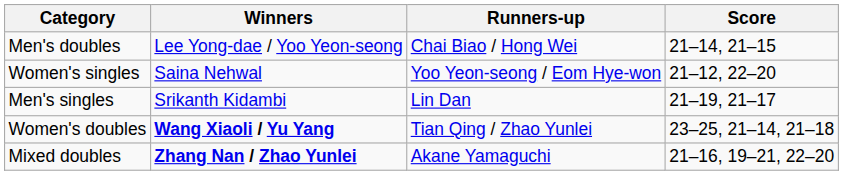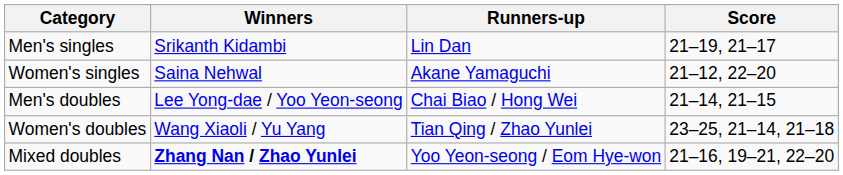rows swapped: (61, 101) <-> (65, 45)
(536, 73) Yoo Yeon-seong / Eom Hye-won -> (481, 73) Akane Yamaguchi
(244, 128) bold -> (240, 128) normal
(481, 156) Akane Yamaguchi -> (536, 156) Yoo Yeon-seong / Eom Hye-won
